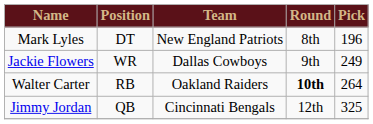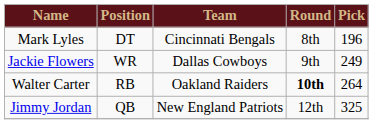(220, 38) New England Patriots -> (220, 38) Cincinnati Bengals
(220, 107) Cincinnati Bengals -> (220, 107) New England Patriots
